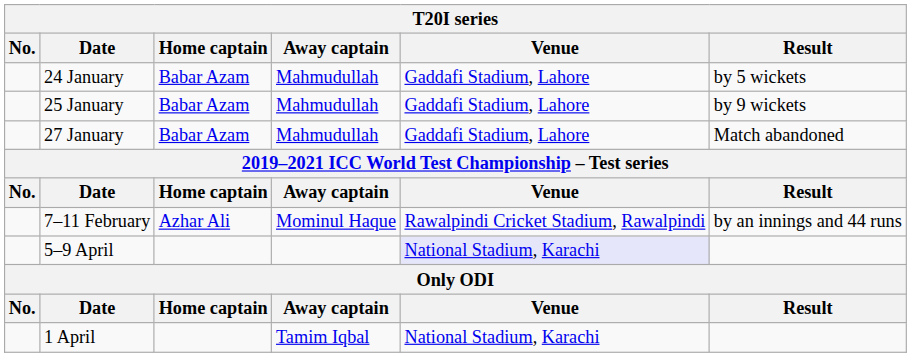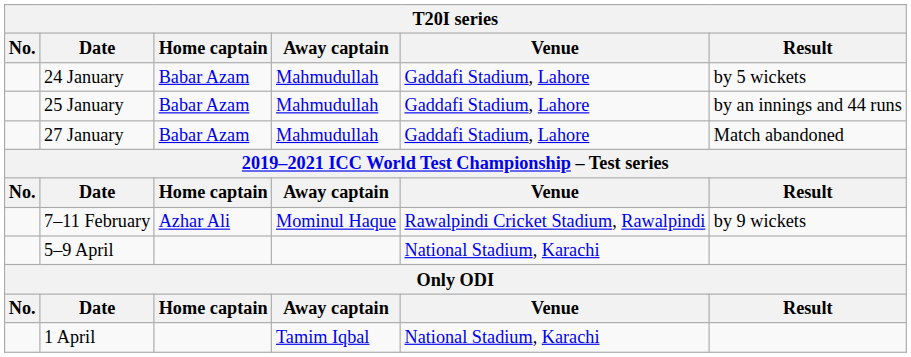(760, 105) by 9 wickets -> (808, 105) by an innings and 44 runs
(808, 221) by an innings and 44 runs -> (760, 221) by 9 wickets
(502, 250) lavender background -> (502, 250) no background
